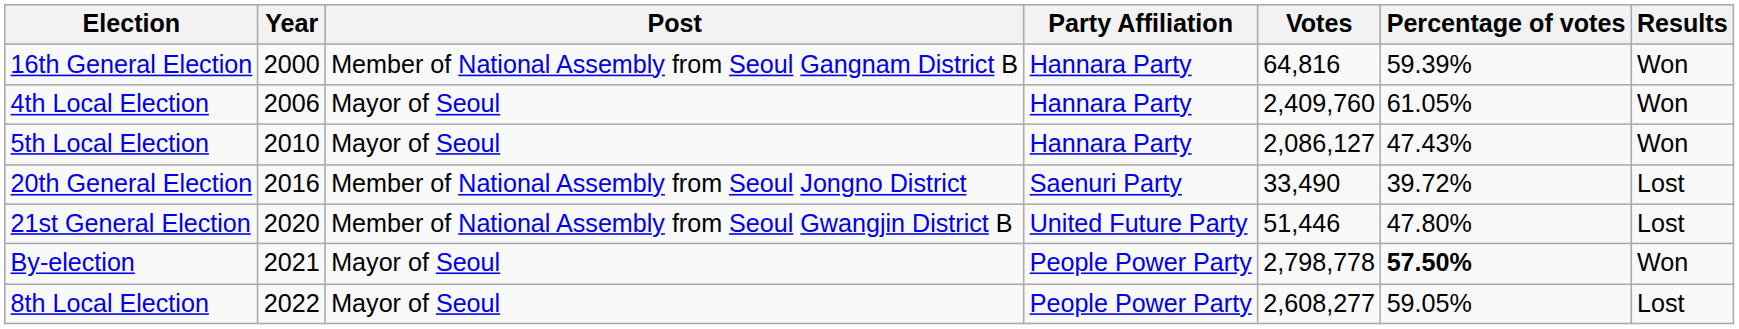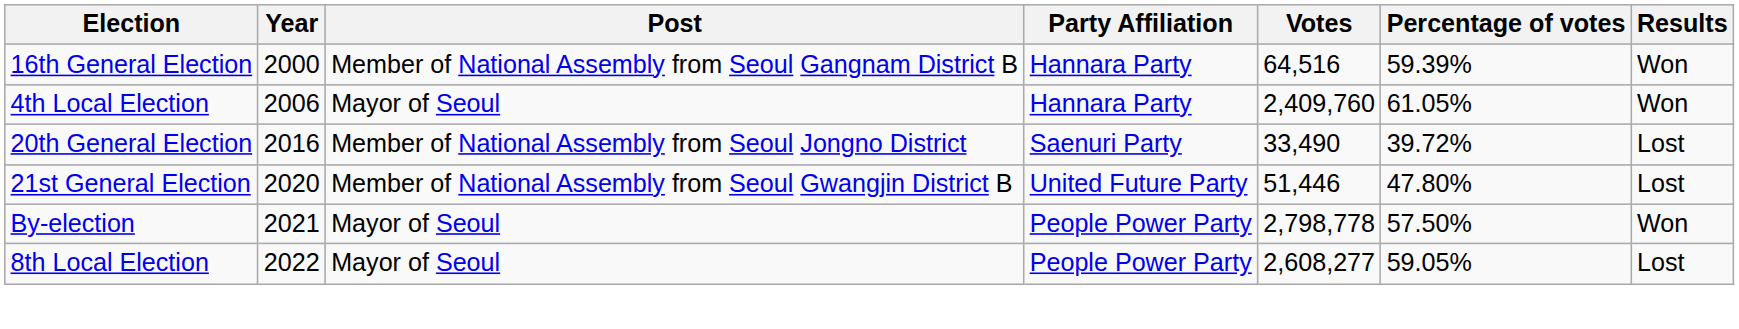(1302, 64) 64,816 -> (1302, 64) 64,516
- row: (110, 143)
(1429, 263) bold -> (1429, 223) normal
